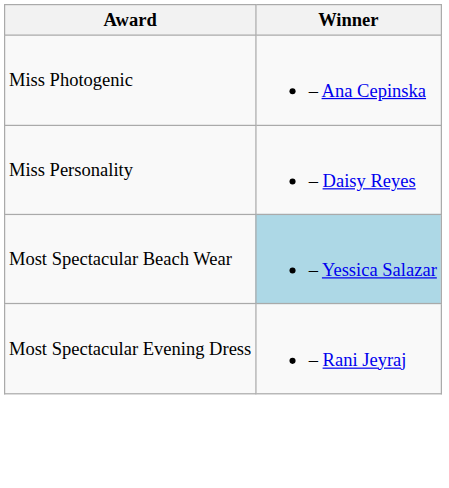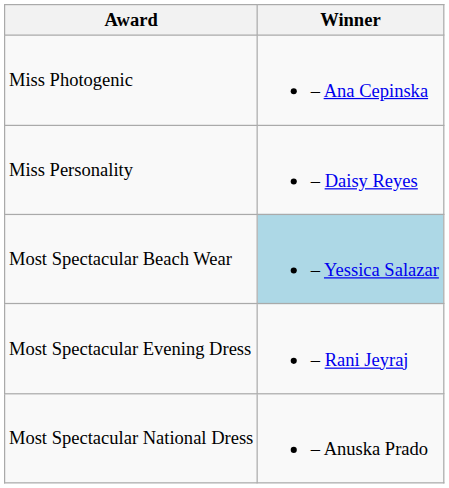+ row: (131, 438)
